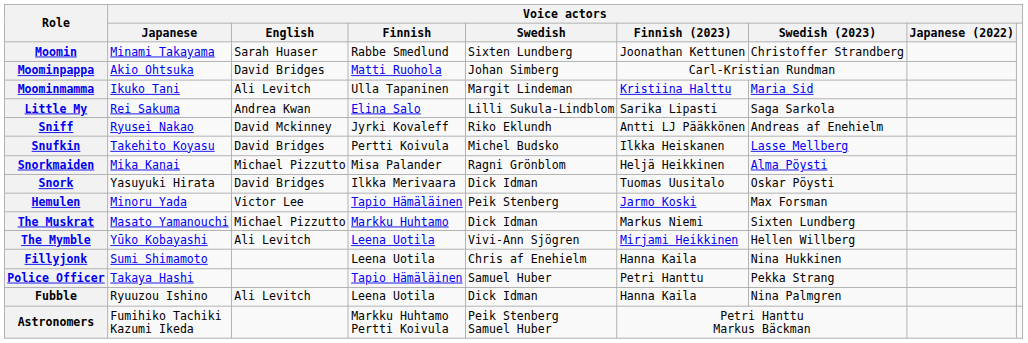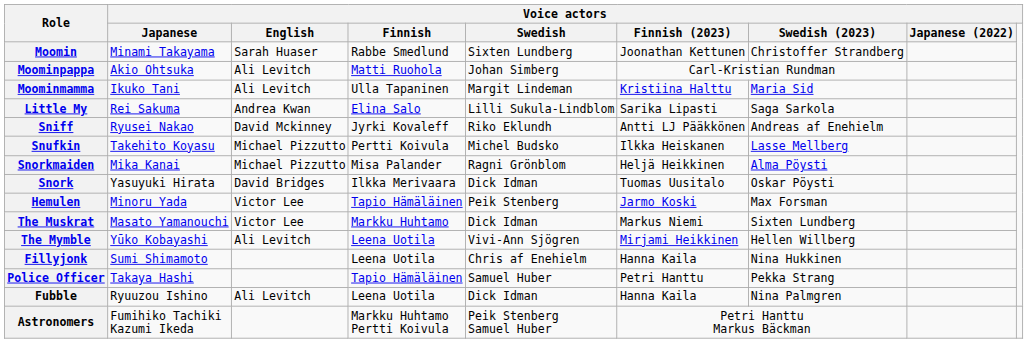(279, 70) David Bridges -> (272, 70) Ali Levitch
(279, 146) David Bridges -> (290, 146) Michael Pizzutto
(290, 221) Michael Pizzutto -> (269, 221) Victor Lee
